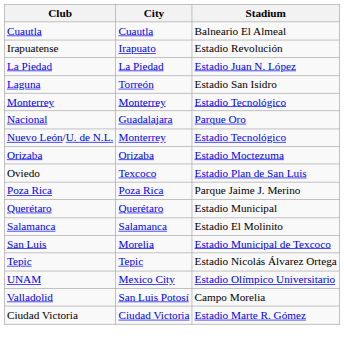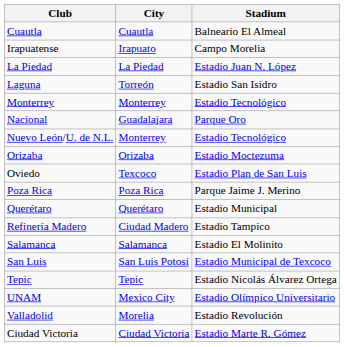(239, 48) Estadio Revolución -> (230, 48) Campo Morelia
+ row: (47, 226)
(136, 244) Morelia -> (154, 262) San Luis Potosí
(154, 297) San Luis Potosí -> (136, 315) Morelia
(230, 297) Campo Morelia -> (239, 315) Estadio Revolución
